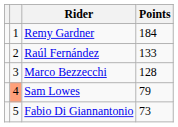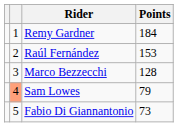(148, 52) 133 -> (148, 52) 153
